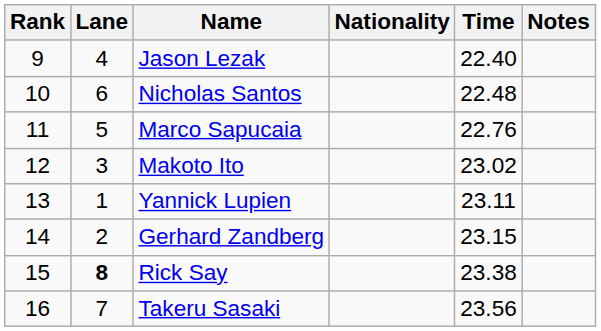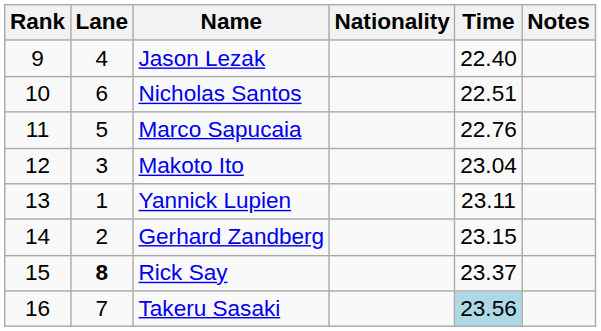(489, 93) 22.48 -> (489, 93) 22.51
(489, 165) 23.02 -> (489, 165) 23.04
(489, 272) 23.38 -> (489, 272) 23.37
(489, 308) no background -> (489, 308) lightblue background
